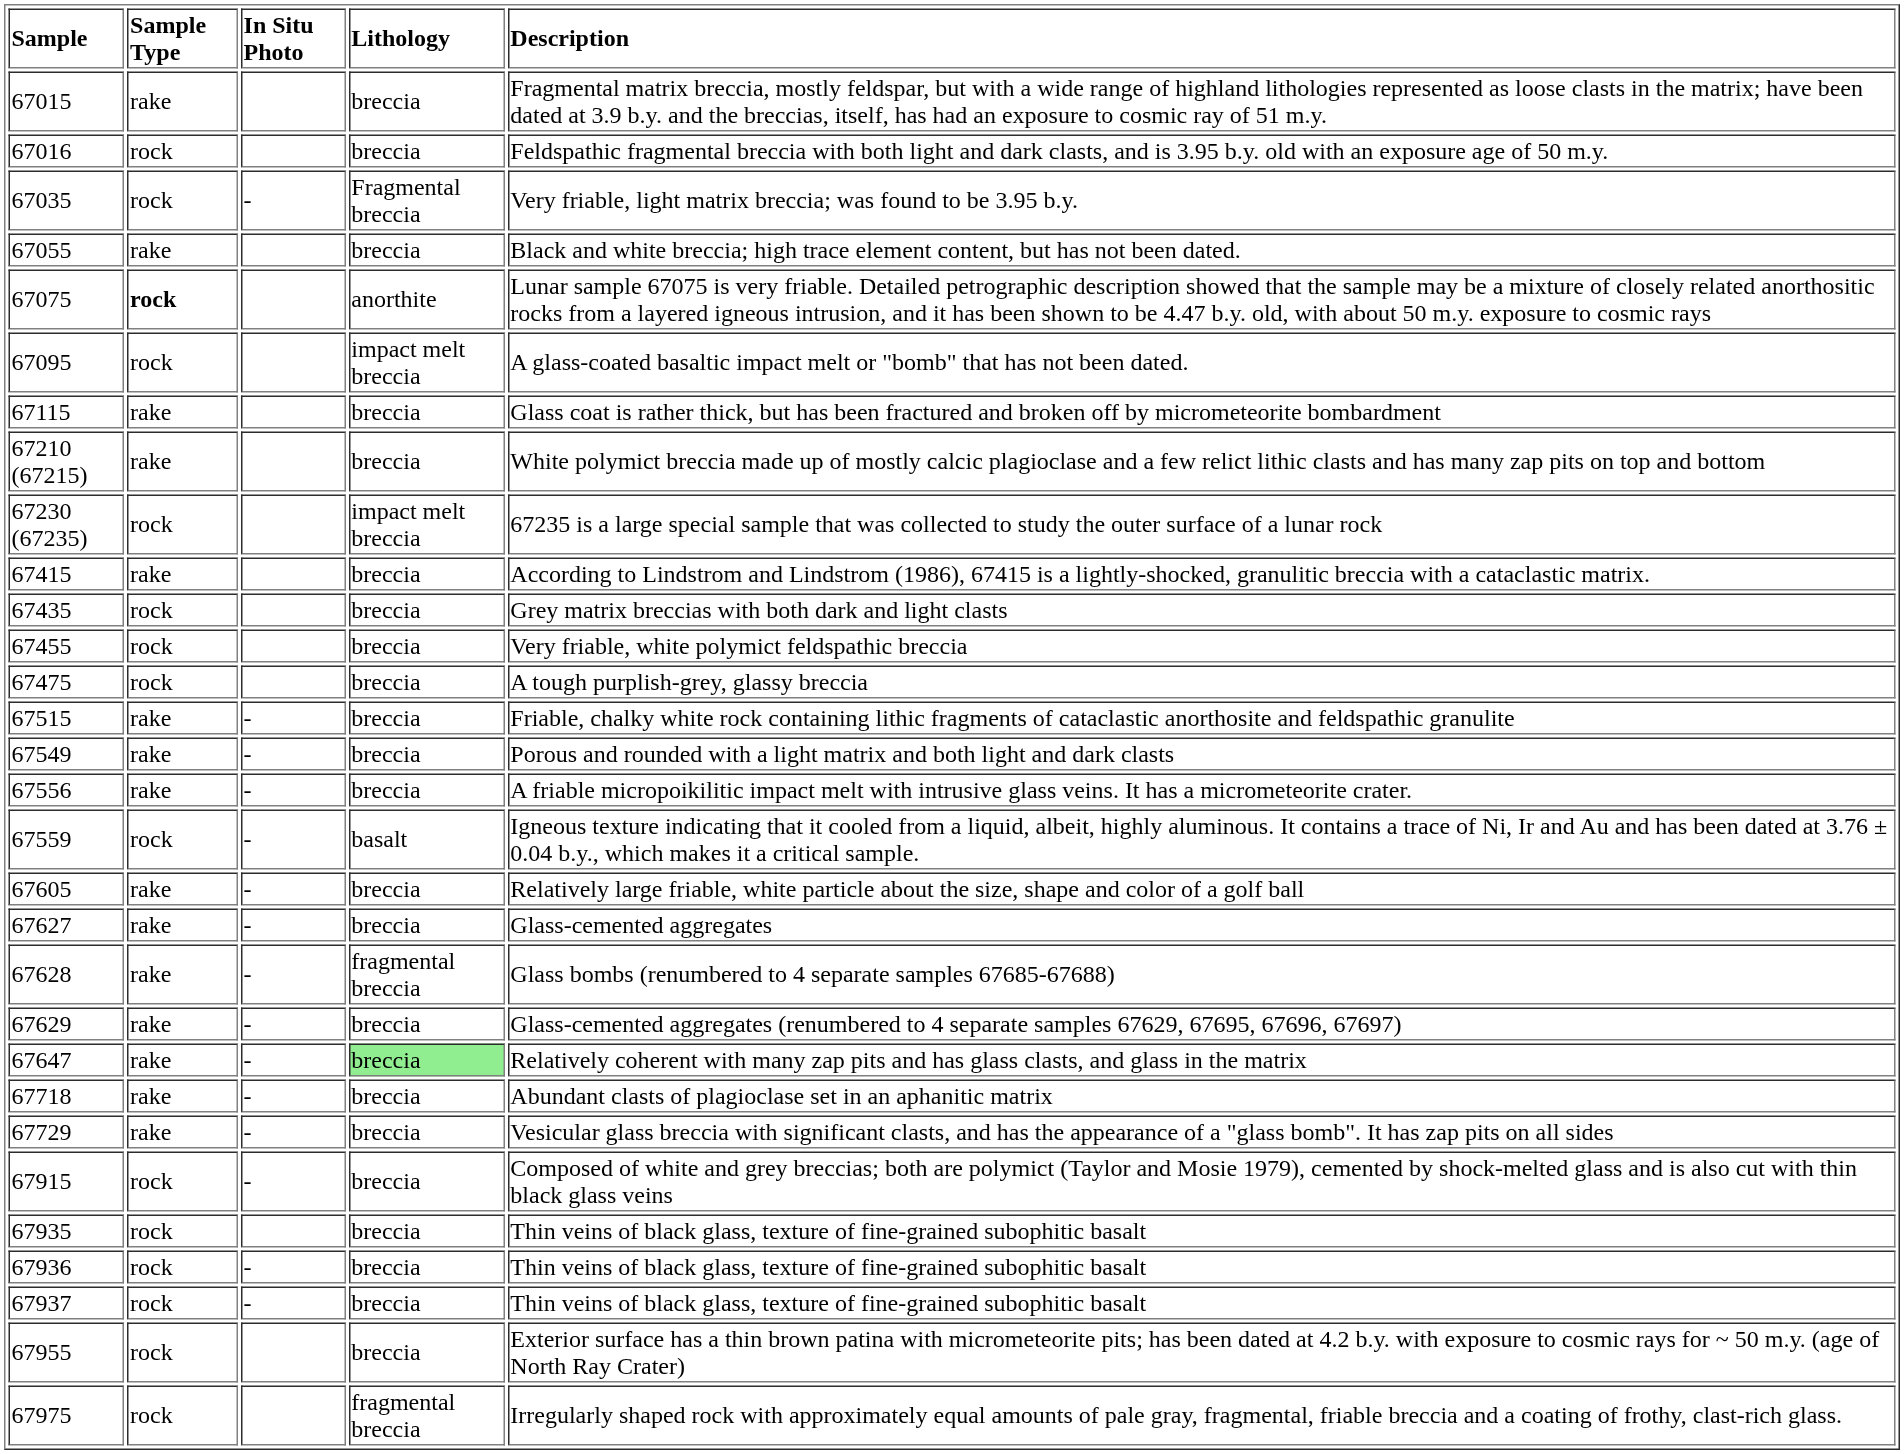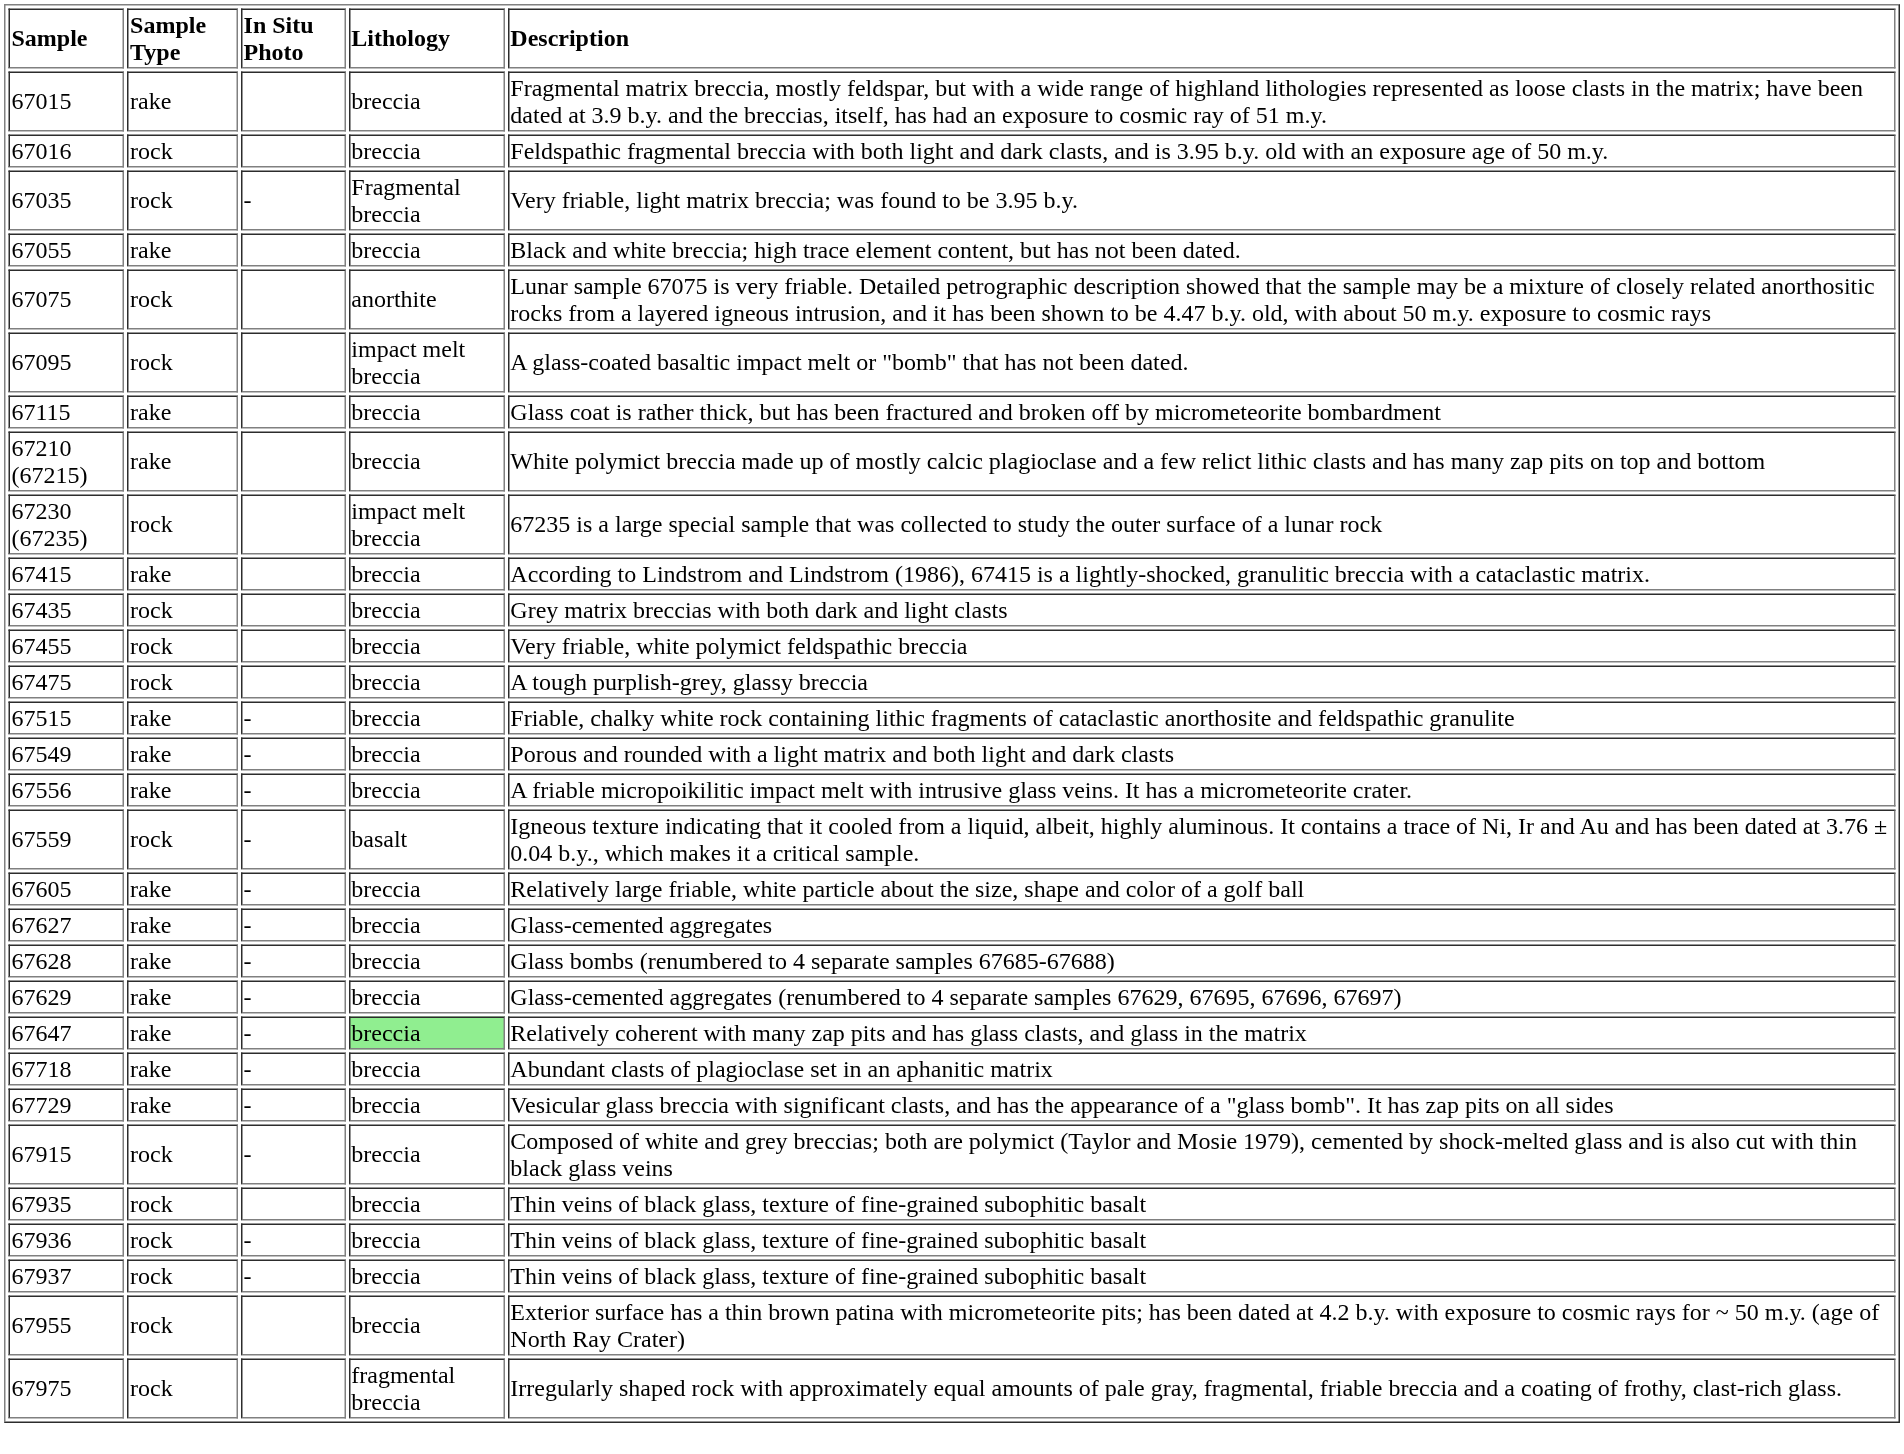(153, 299) bold -> (151, 299) normal
(403, 974) fragmental breccia -> (386, 960) breccia
